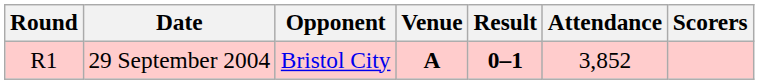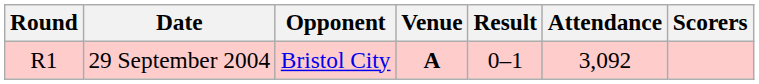(505, 60) bold -> (505, 60) normal
(605, 60) 3,852 -> (605, 60) 3,092
